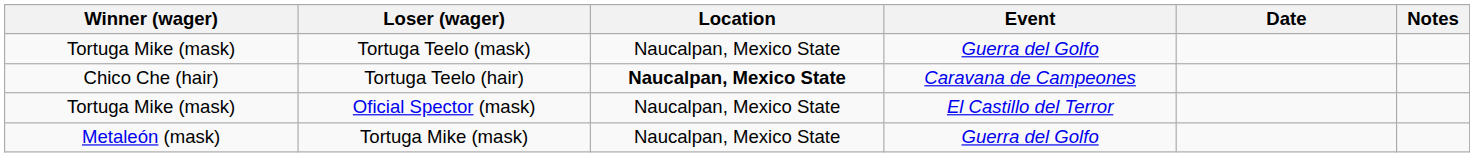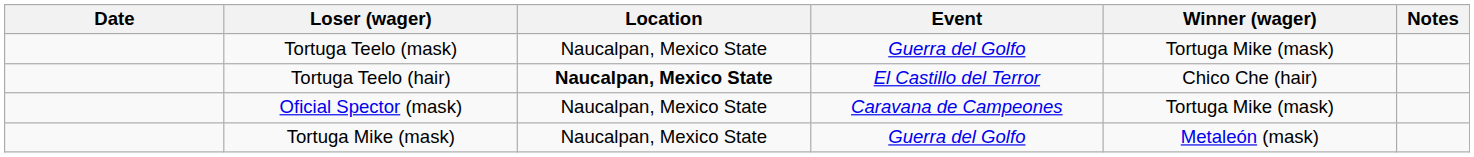columns swapped: (151, 19) <-> (1286, 19)
(1030, 78) Caravana de Campeones -> (957, 78) El Castillo del Terror
(1030, 107) El Castillo del Terror -> (957, 107) Caravana de Campeones
